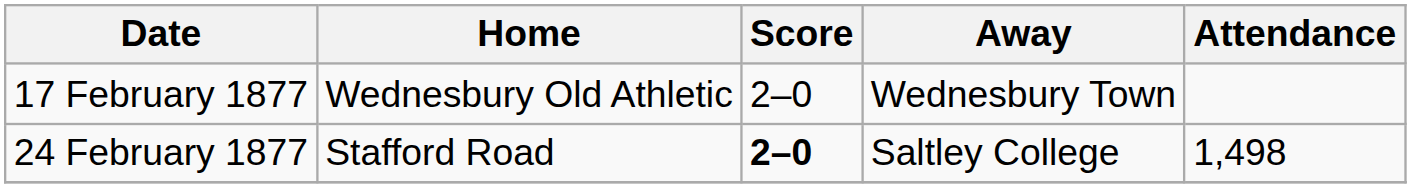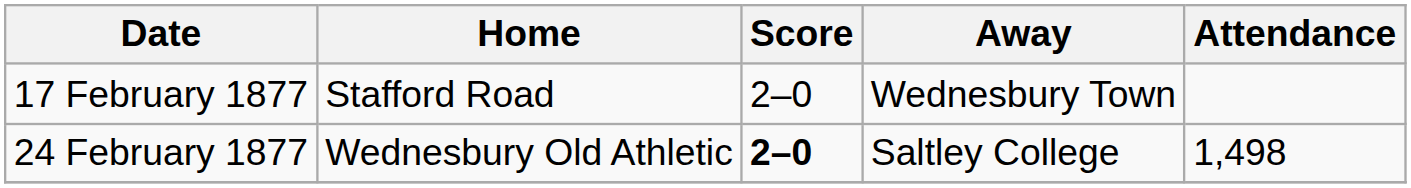(529, 93) Wednesbury Old Athletic -> (440, 93) Stafford Road
(440, 152) Stafford Road -> (529, 152) Wednesbury Old Athletic
